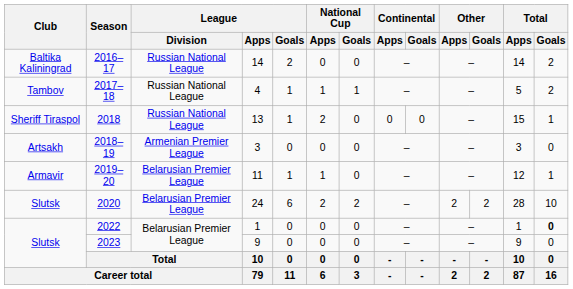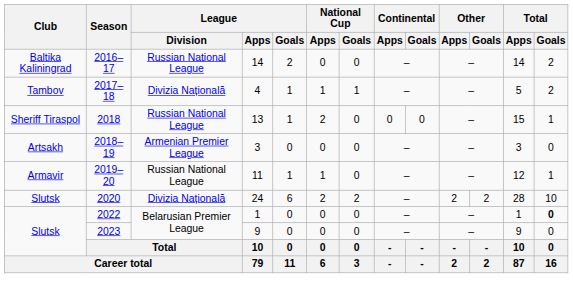(187, 91) Russian National League -> (187, 91) Divizia Națională
(187, 176) Belarusian Premier League -> (187, 176) Russian National League
(187, 204) Belarusian Premier League -> (187, 198) Divizia Națională
